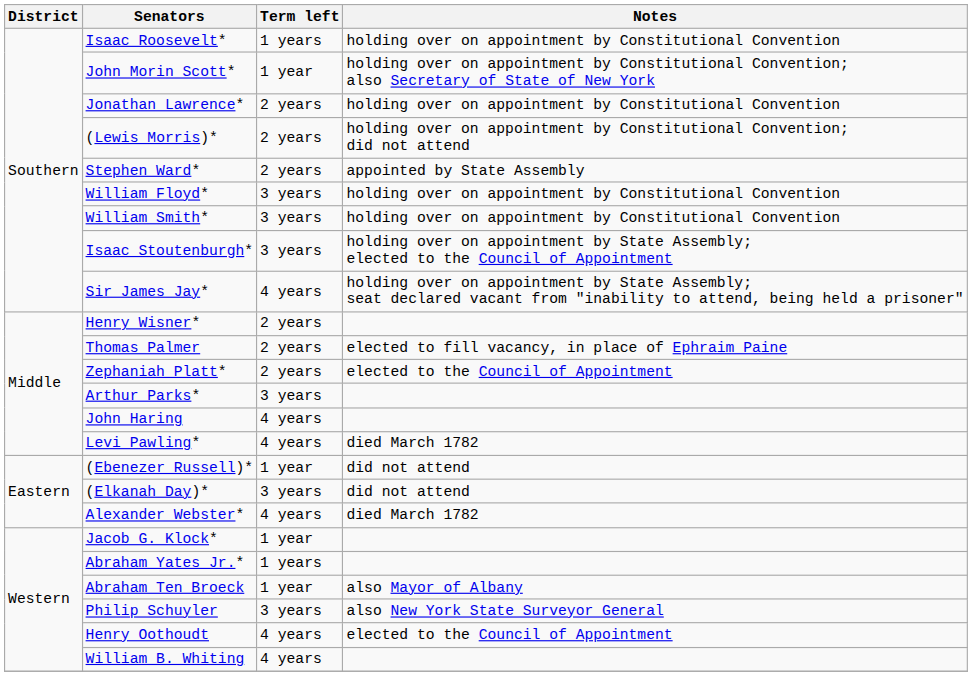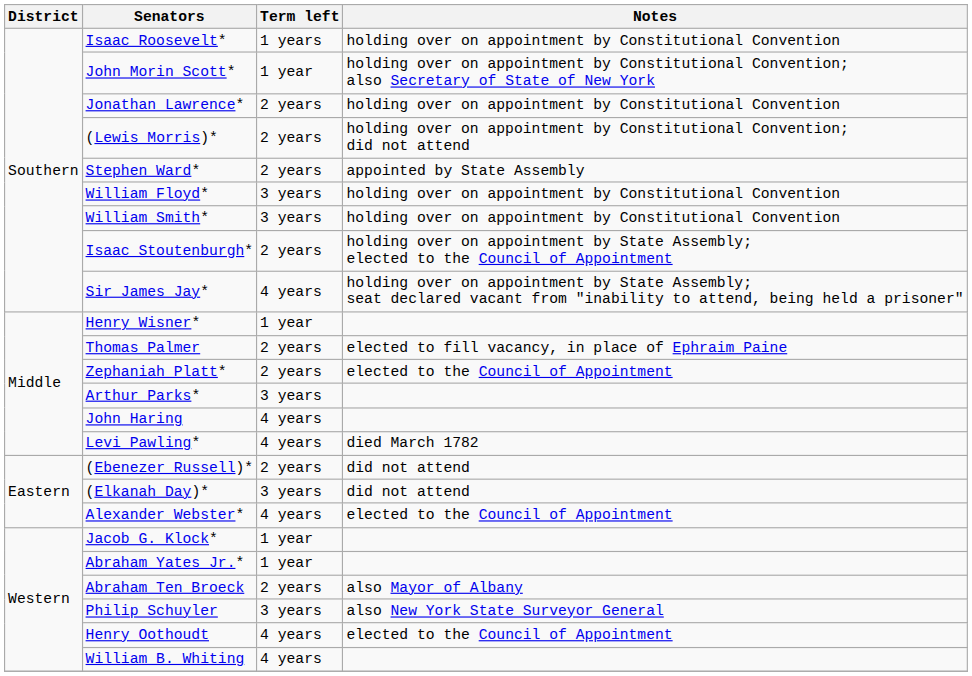(291, 250) 3 years -> (291, 250) 2 years
(291, 324) 2 years -> (287, 324) 1 year
(287, 467) 1 year -> (291, 467) 2 years
(413, 515) died March 1782 -> (510, 515) elected to the Council of Appointment
(291, 563) 1 years -> (287, 563) 1 year
(287, 587) 1 year -> (291, 587) 2 years
